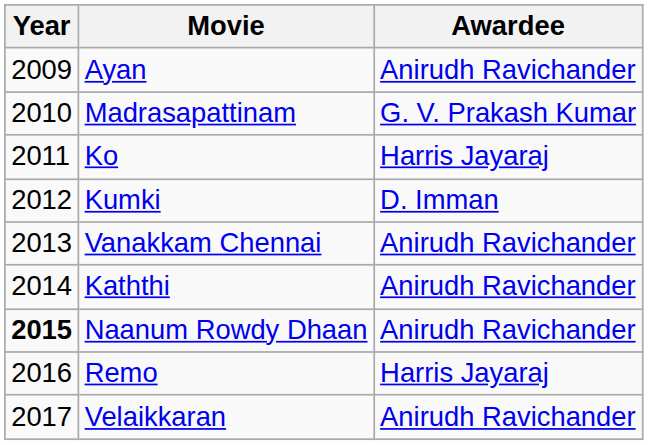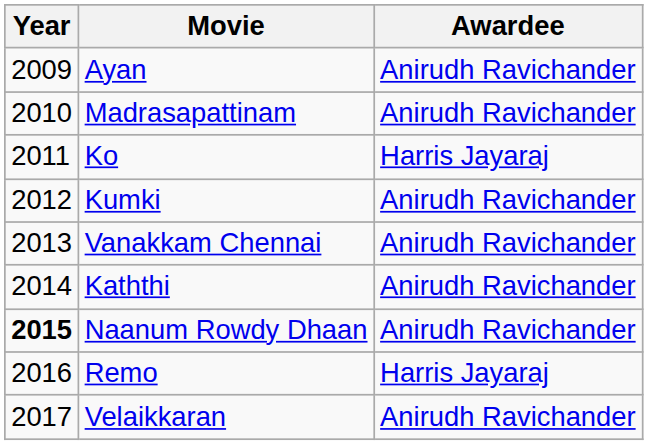(508, 112) G. V. Prakash Kumar -> (508, 112) Anirudh Ravichander
(439, 199) D. Imman -> (508, 199) Anirudh Ravichander
